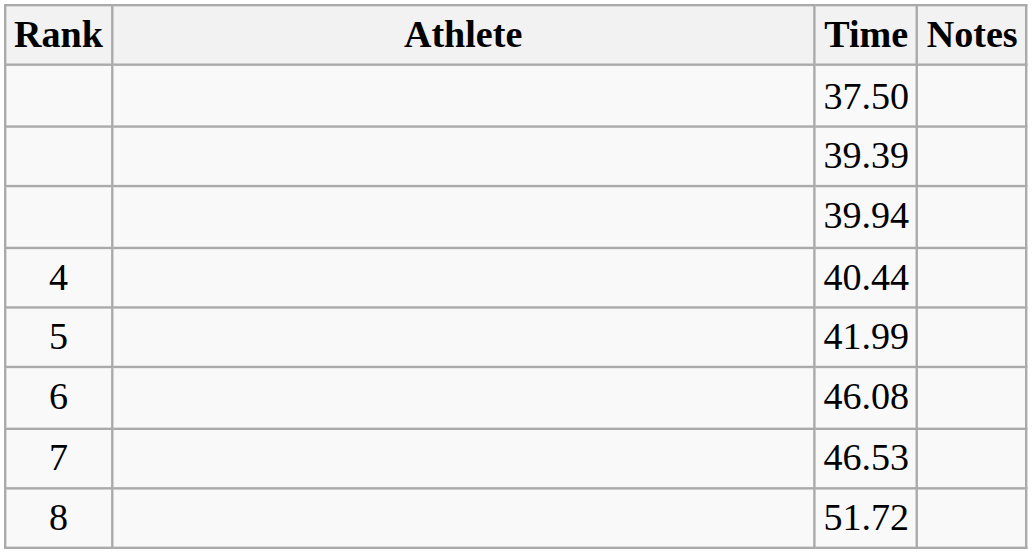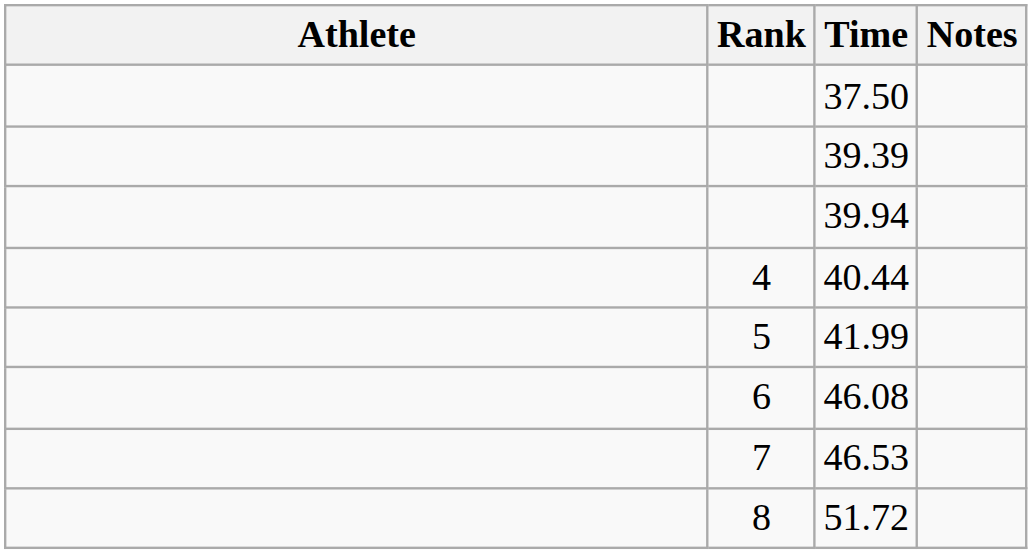columns swapped: (58, 34) <-> (463, 34)
